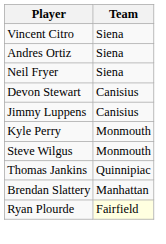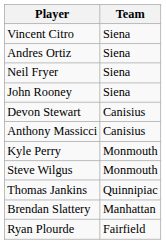+ row: (40, 92)
+ row: (52, 131)
- row: (47, 111)
(117, 209) lightyellow background -> (124, 229) no background
